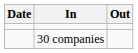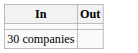- column: (19, 14)
